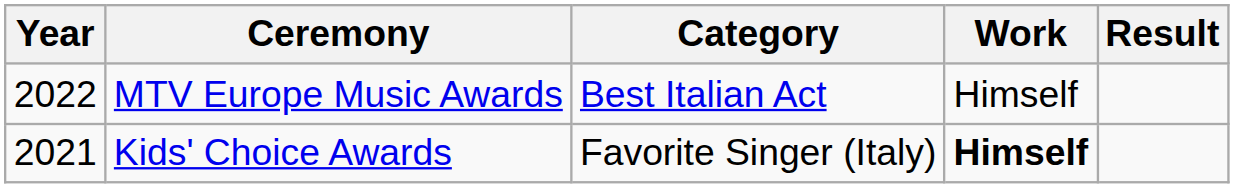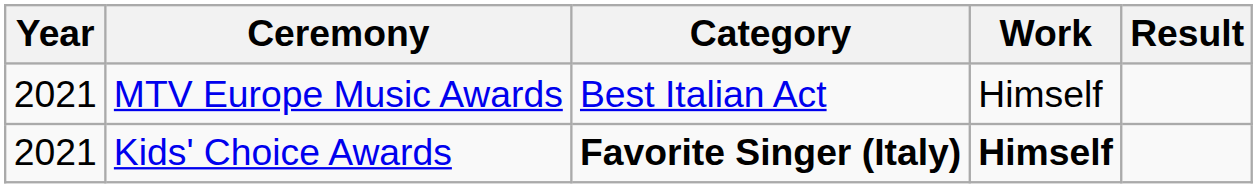(55, 93) 2022 -> (55, 93) 2021
(758, 152) normal -> (771, 152) bold
